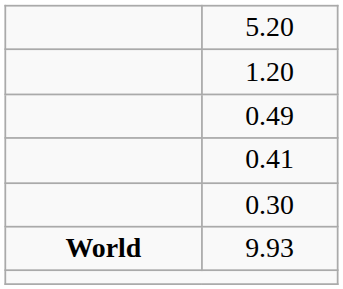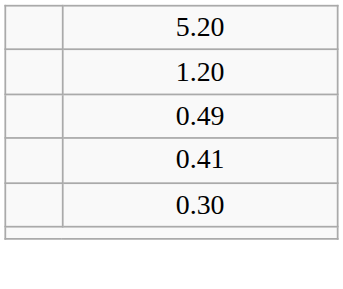- row: (270, 248)
